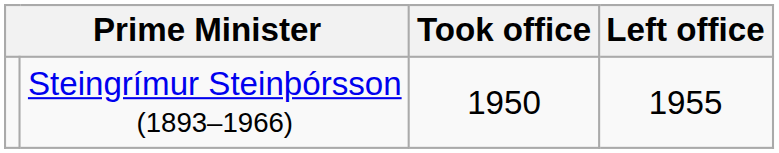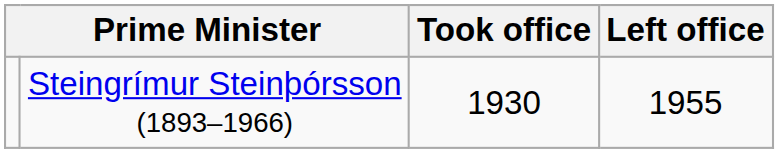(504, 101) 1950 -> (504, 101) 1930
